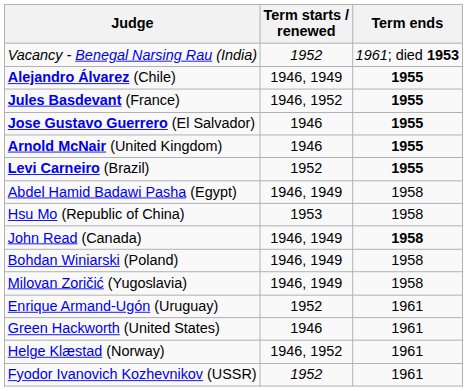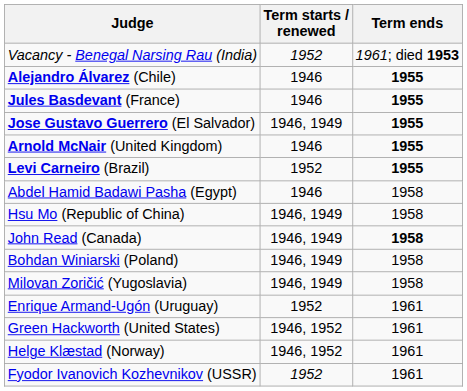(306, 77) 1946, 1949 -> (306, 77) 1946
(306, 100) 1946, 1952 -> (306, 100) 1946
(306, 123) 1946 -> (306, 123) 1946, 1949
(306, 191) 1946, 1949 -> (306, 191) 1946
(306, 214) 1953 -> (306, 214) 1946, 1949
(306, 329) 1946 -> (306, 329) 1946, 1952
